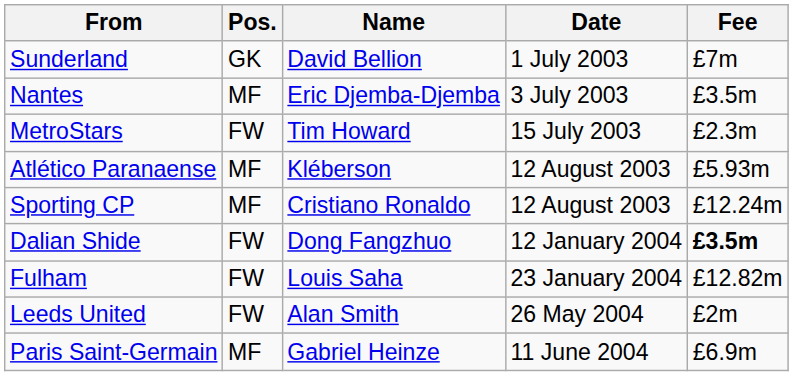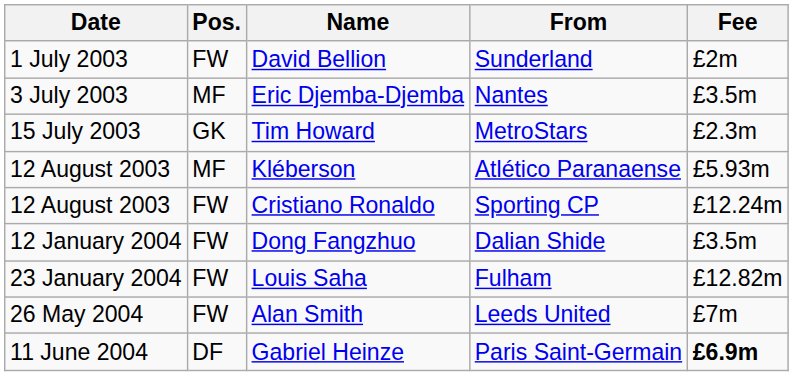columns swapped: (596, 22) <-> (114, 22)
(245, 59) GK -> (210, 59) FW
(715, 59) £7m -> (715, 59) £2m
(246, 132) FW -> (209, 132) GK
(245, 205) MF -> (210, 205) FW
(725, 242) bold -> (725, 242) normal
(715, 315) £2m -> (715, 315) £7m
(245, 351) MF -> (208, 351) DF
(725, 351) normal -> (725, 351) bold
